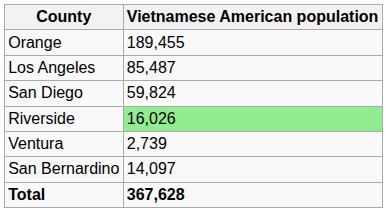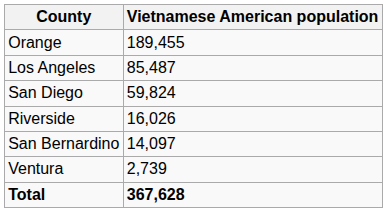(151, 118) lightgreen background -> (151, 118) no background
rows swapped: (64, 169) <-> (36, 144)
